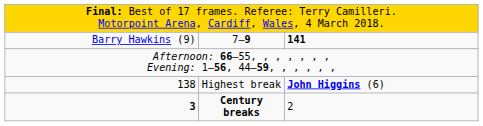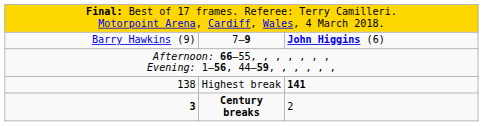(296, 41) 141 -> (336, 41) John Higgins (6)
(336, 85) John Higgins (6) -> (296, 85) 141
